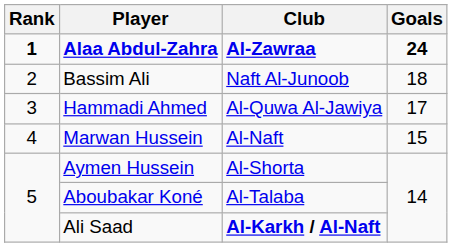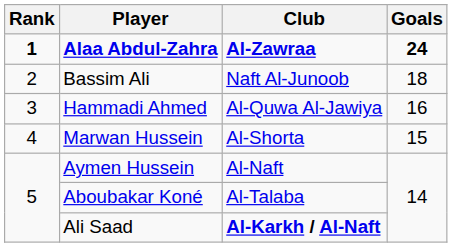(417, 108) 17 -> (417, 108) 16
(255, 138) Al-Naft -> (265, 138) Al-Shorta
(265, 167) Al-Shorta -> (255, 167) Al-Naft
